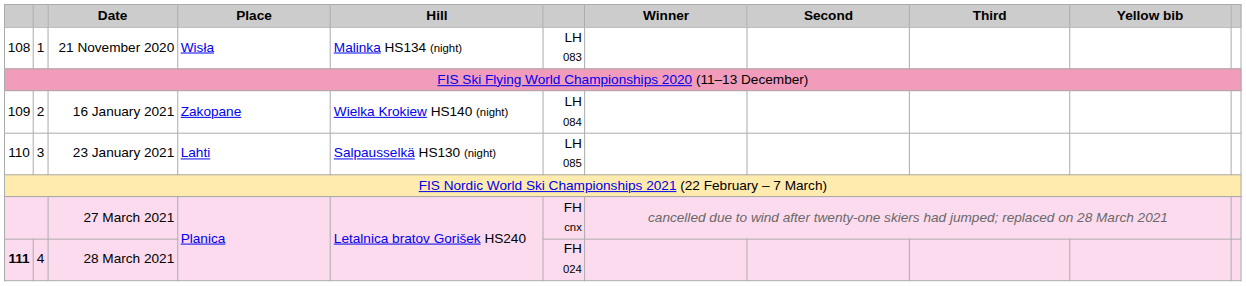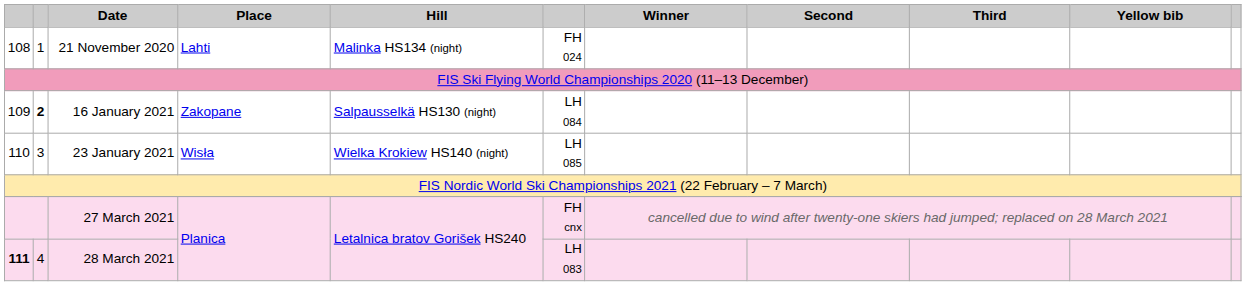(197, 47) Wisła -> (195, 47) Lahti
(572, 46) LH 083 -> (572, 46) FH 024
(41, 111) normal -> (41, 111) bold
(421, 111) Wielka Krokiew HS140 (night) -> (415, 111) Salpausselkä HS130 (night)
(195, 153) Lahti -> (197, 153) Wisła
(415, 153) Salpausselkä HS130 (night) -> (421, 153) Wielka Krokiew HS140 (night)
(572, 258) FH 024 -> (572, 258) LH 083
